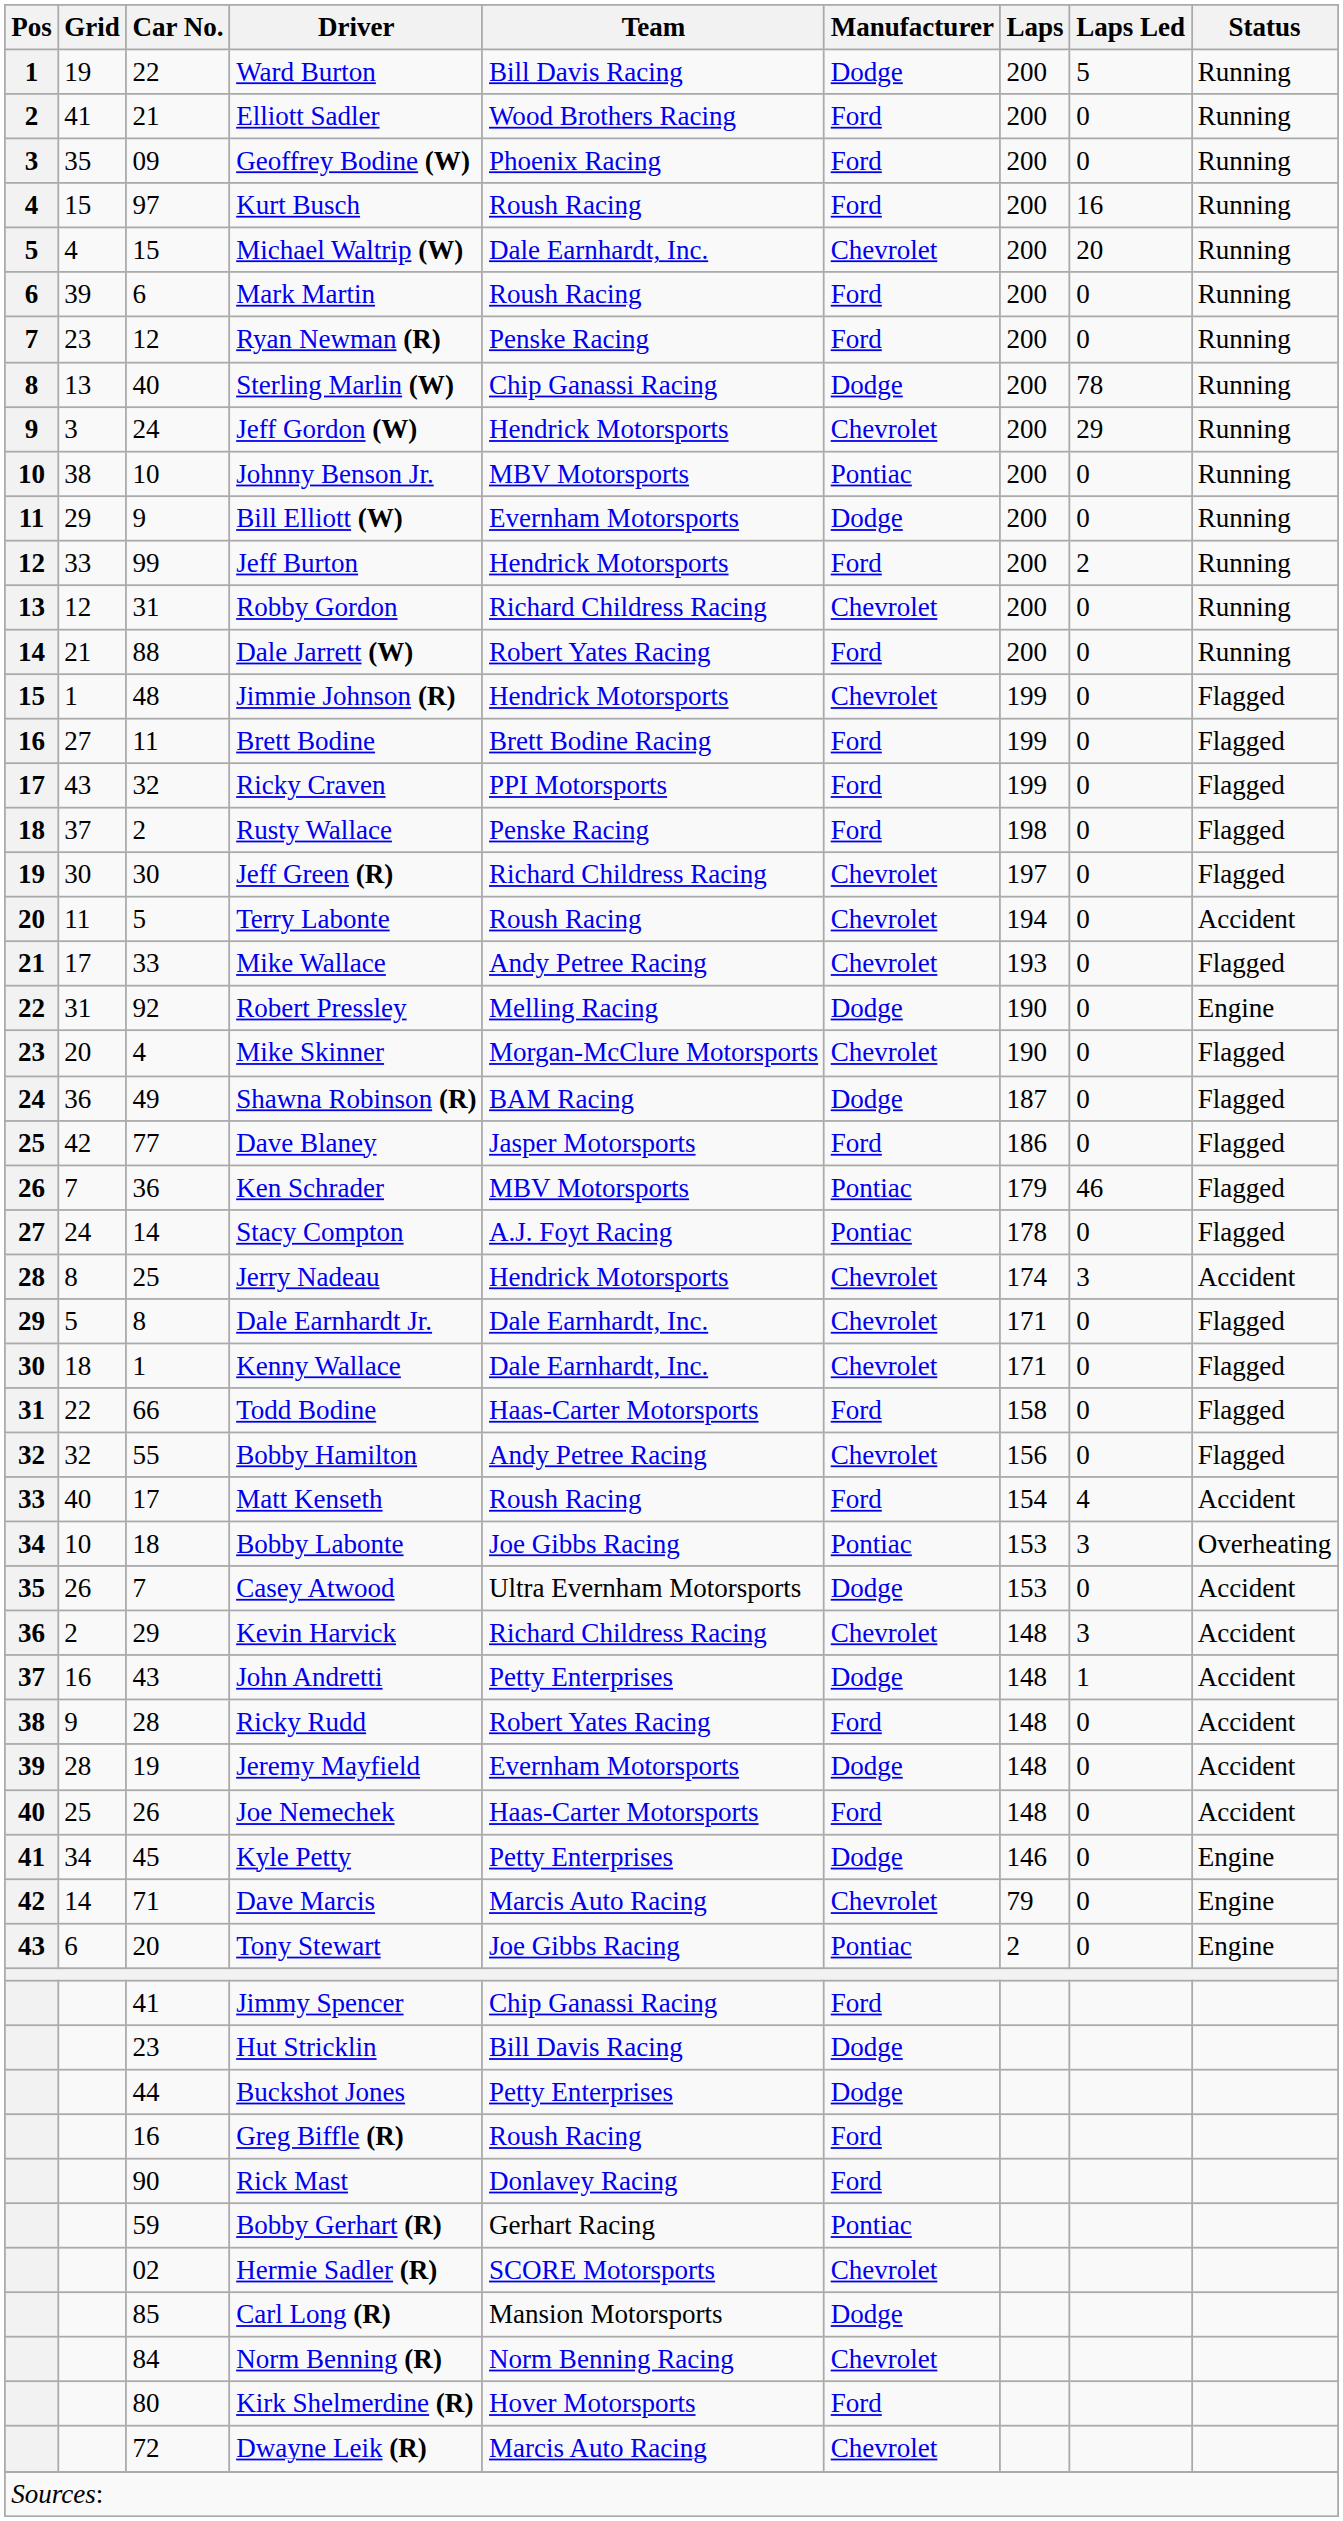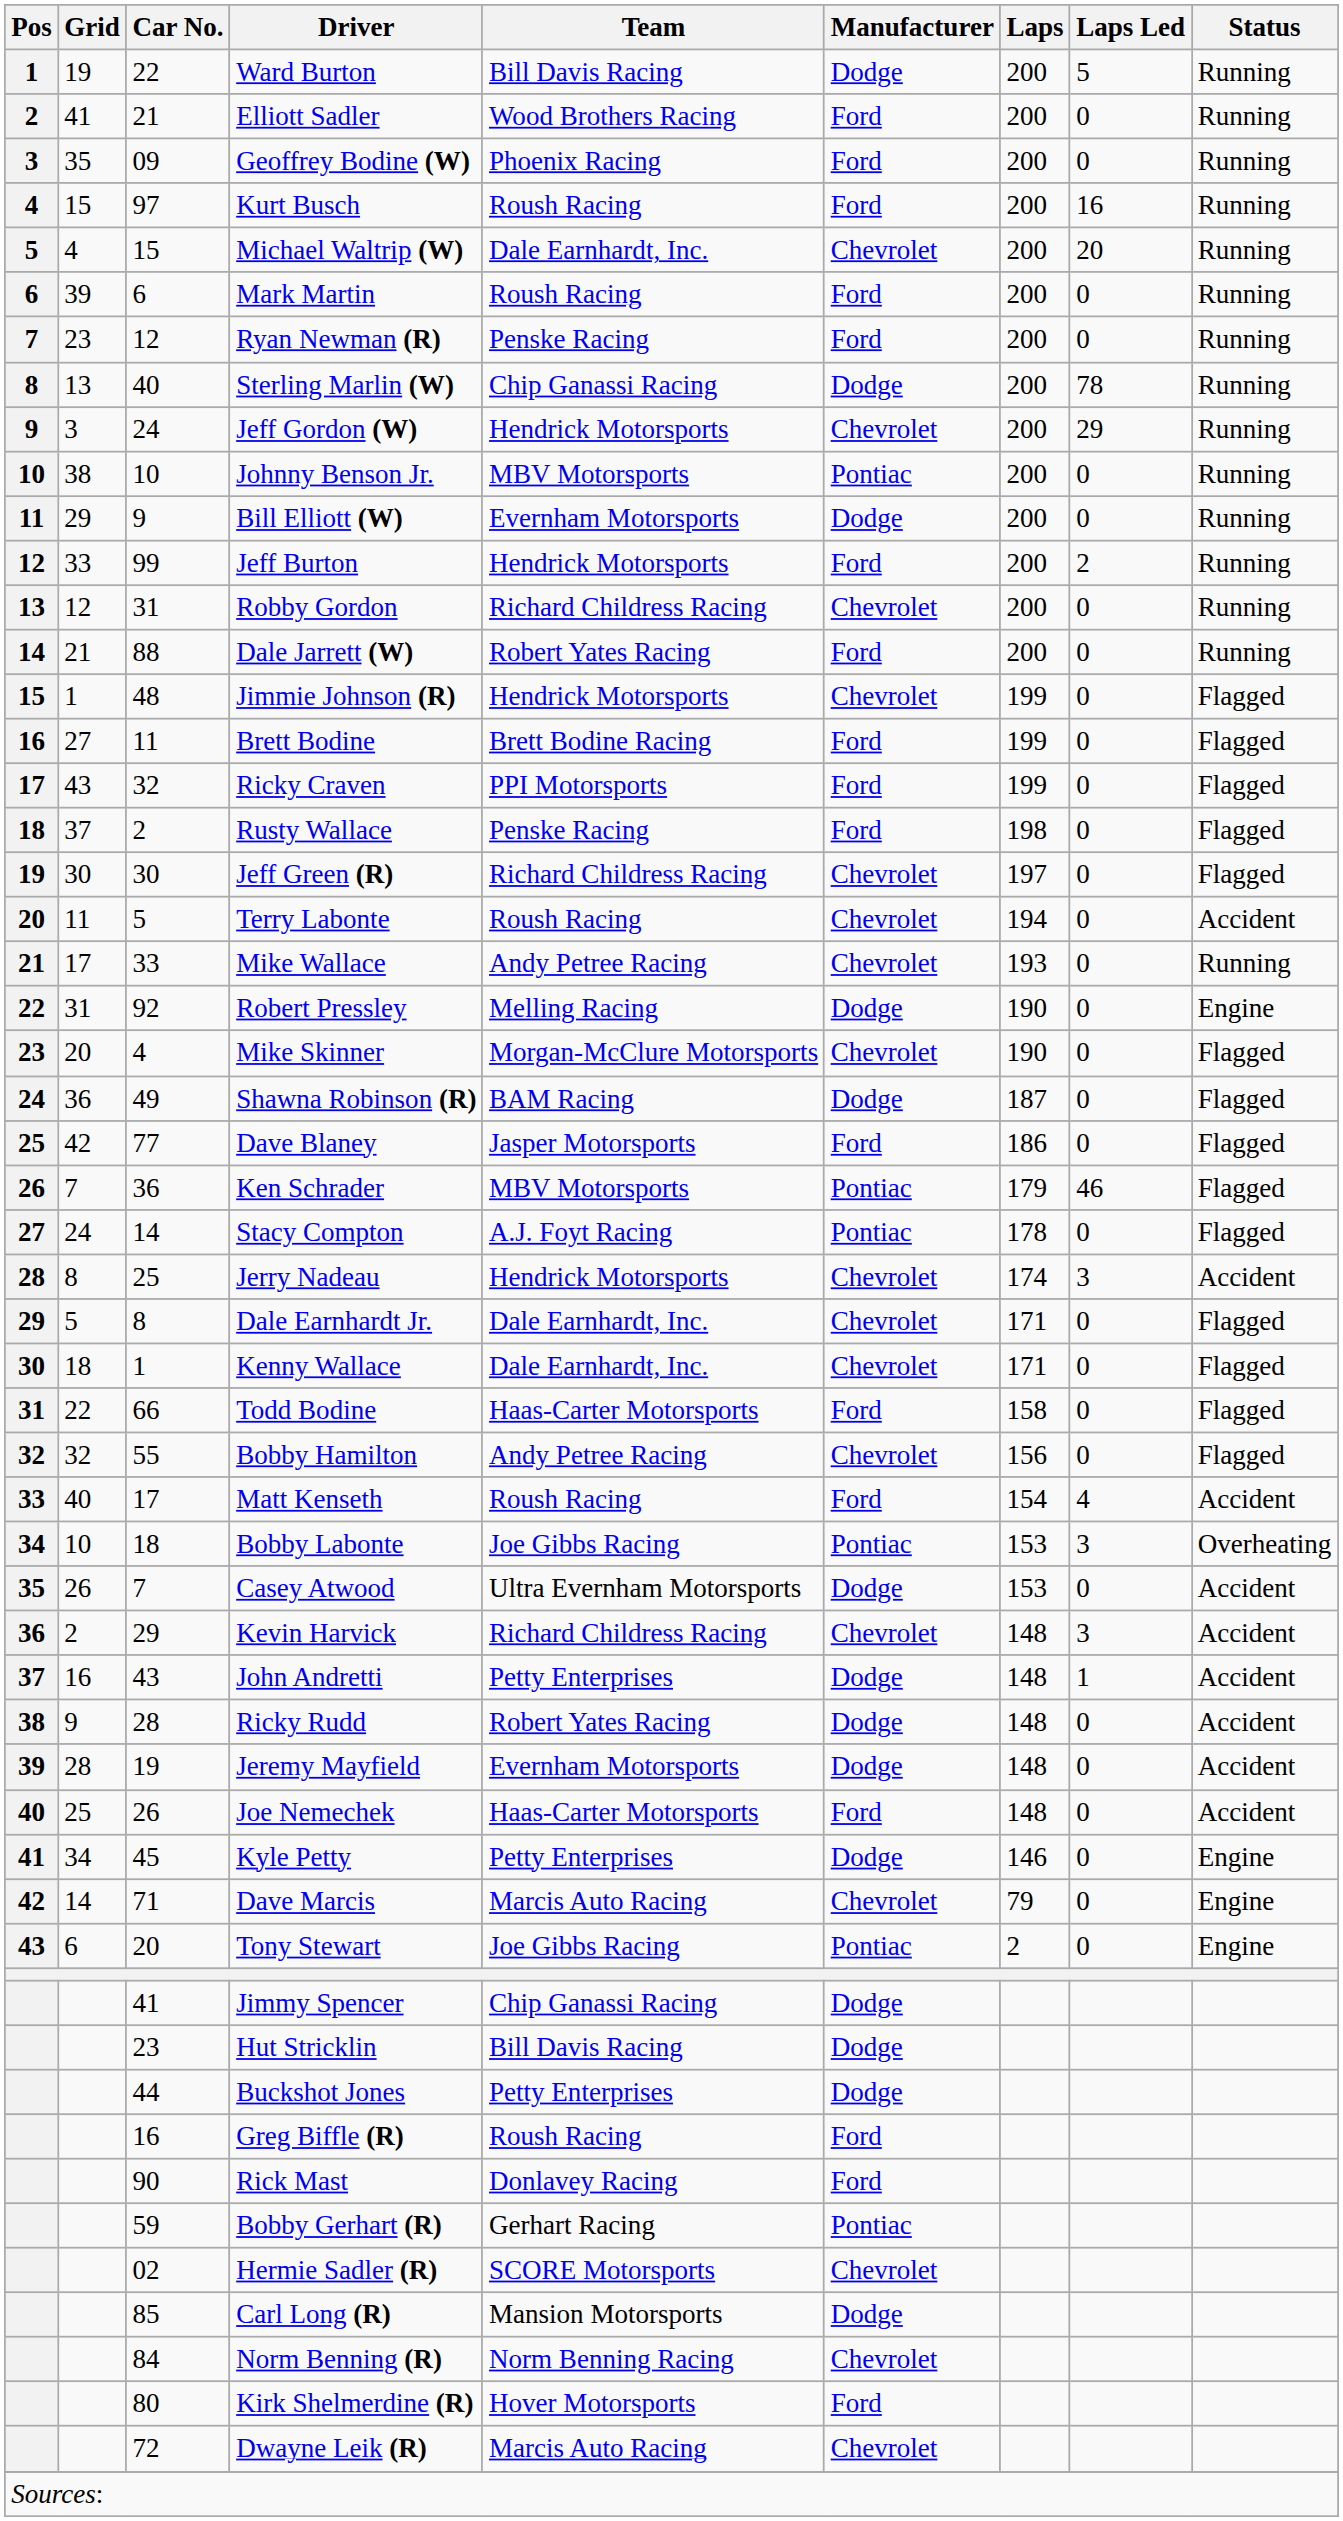(1241, 963) Flagged -> (1244, 963) Running
(856, 1722) Ford -> (867, 1722) Dodge
(856, 2002) Ford -> (867, 2002) Dodge
